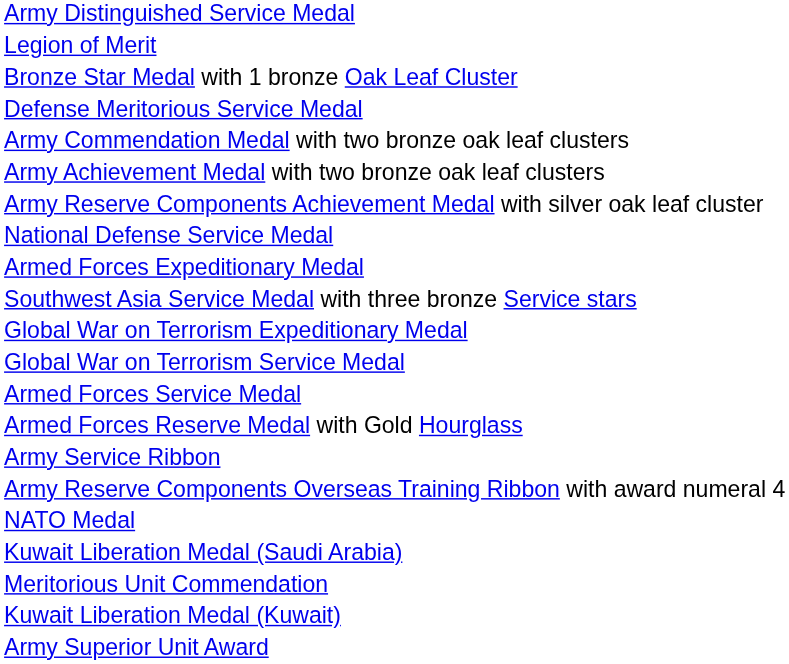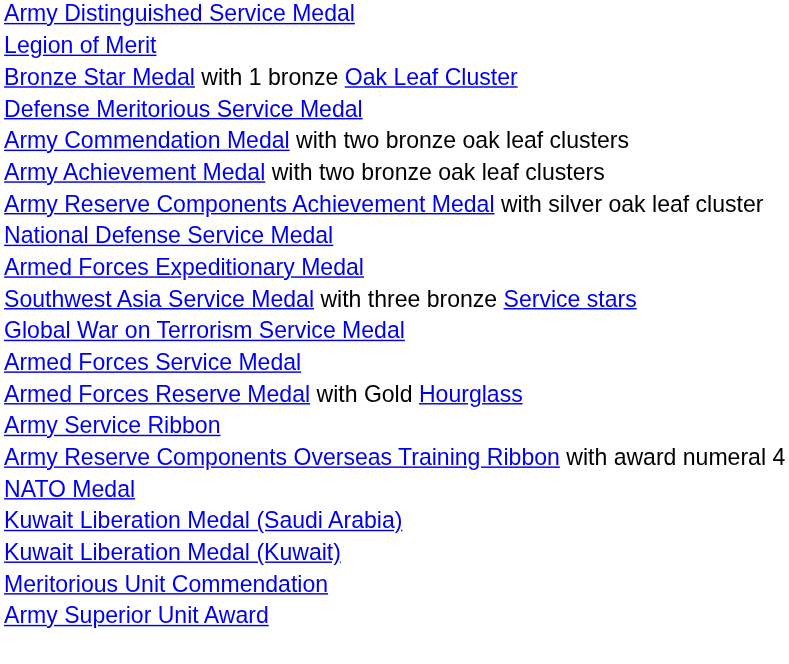- row: (236, 330)
rows swapped: (172, 615) <-> (166, 584)
